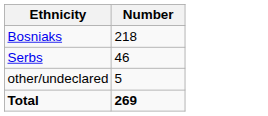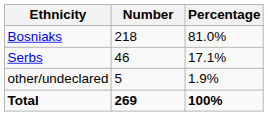+ column: (224, 15)
